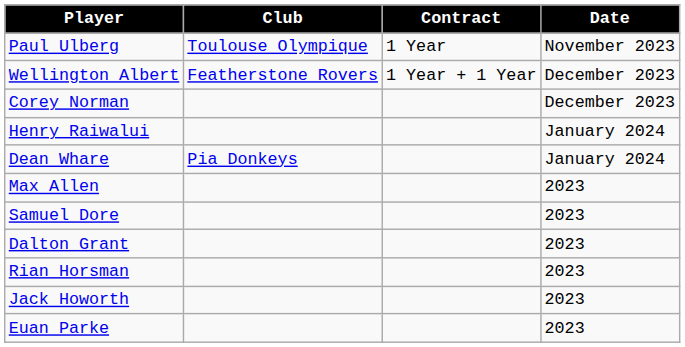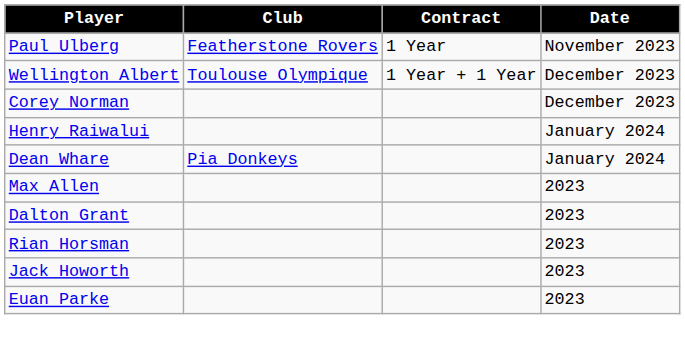(278, 47) Toulouse Olympique -> (283, 47) Featherstone Rovers
(283, 75) Featherstone Rovers -> (278, 75) Toulouse Olympique
- row: (64, 215)
